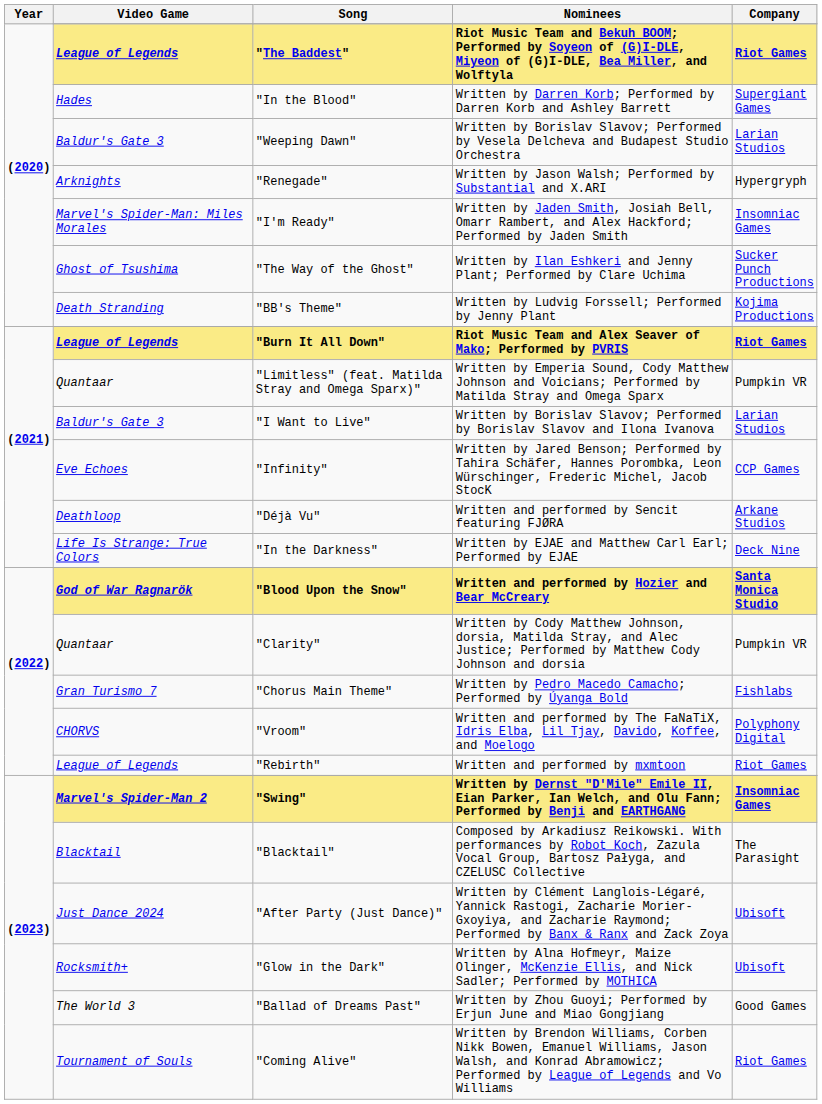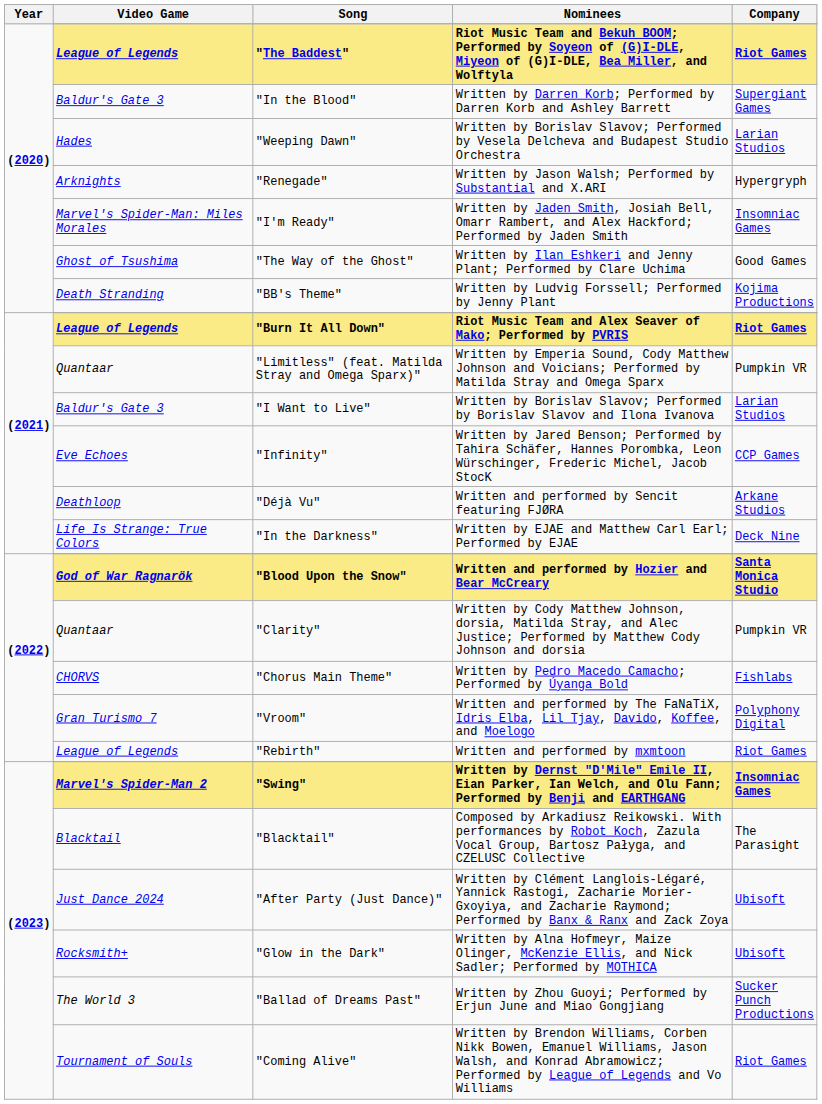(74, 101) Hades -> (110, 101) Baldur's Gate 3
(110, 142) Baldur's Gate 3 -> (74, 142) Hades
(774, 269) Sucker Punch Productions -> (771, 262) Good Games
(106, 692) Gran Turismo 7 -> (78, 678) CHORVS
(78, 732) CHORVS -> (106, 718) Gran Turismo 7
(771, 1008) Good Games -> (774, 1001) Sucker Punch Productions
